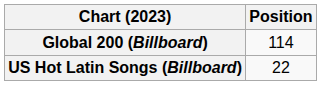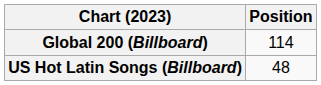(281, 67) 22 -> (281, 67) 48
